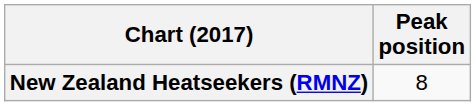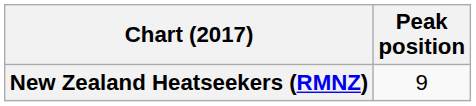(422, 82) 8 -> (422, 82) 9
